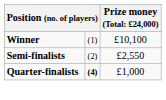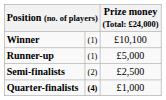+ row: (30, 55)
(130, 55) £2,550 -> (130, 71) £2,500
